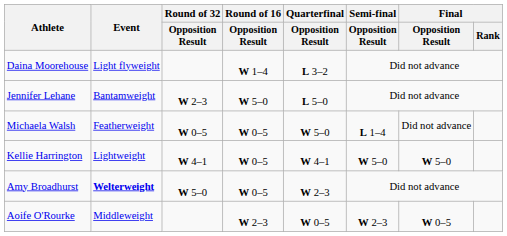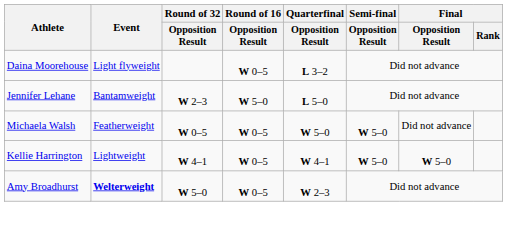(253, 72) W 1–4 -> (253, 72) W 0–5
(373, 132) L 1–4 -> (373, 132) W 5–0
- row: (41, 216)
